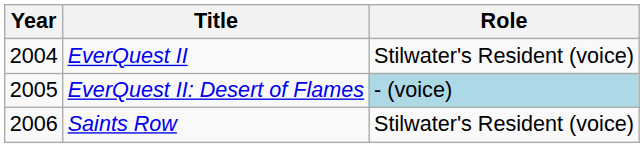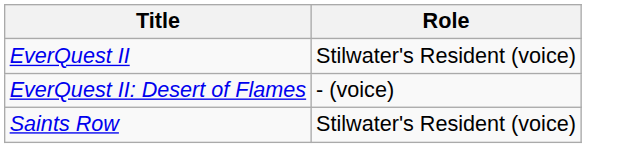- column: (34, 21)
(413, 90) lightblue background -> (355, 90) no background
